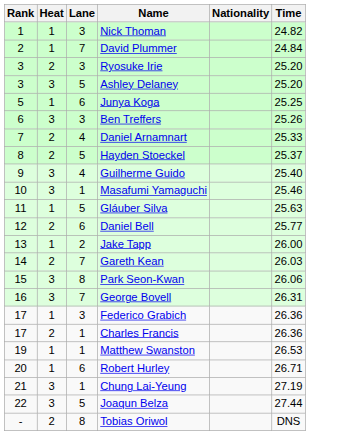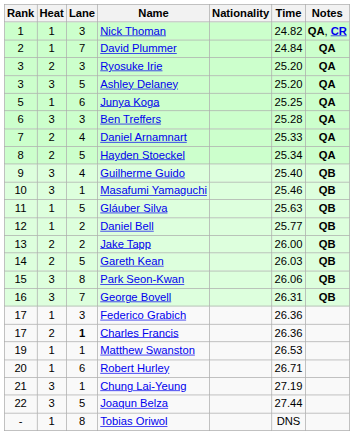+ column: (327, 13)
(288, 119) 25.26 -> (288, 119) 25.28
(288, 155) 25.37 -> (288, 155) 25.34
(52, 226) 2 -> (52, 226) 1
(82, 226) 6 -> (82, 226) 2
(52, 244) 1 -> (52, 244) 2
(82, 262) 7 -> (82, 262) 5
(82, 333) normal -> (82, 333) bold
(52, 421) 2 -> (52, 421) 1
